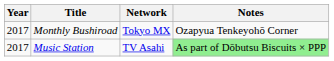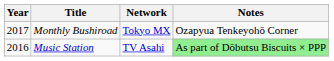(18, 47) 2017 -> (18, 47) 2016
